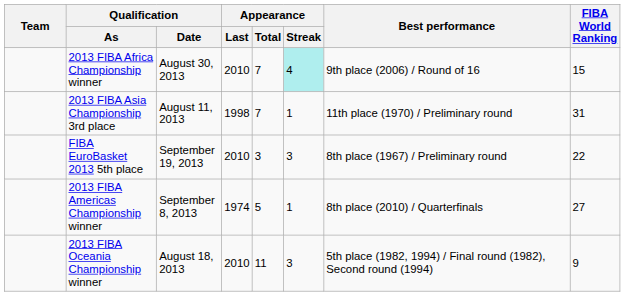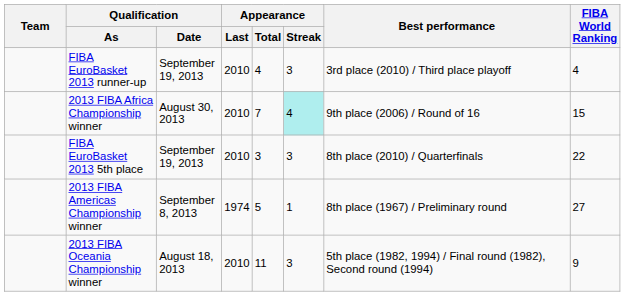+ row: (107, 69)
- row: (107, 113)
(417, 157) 8th place (1967) / Preliminary round -> (405, 157) 8th place (2010) / Quarterfinals
(405, 206) 8th place (2010) / Quarterfinals -> (417, 206) 8th place (1967) / Preliminary round
